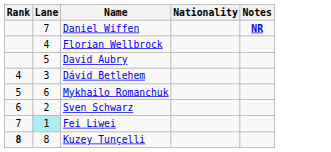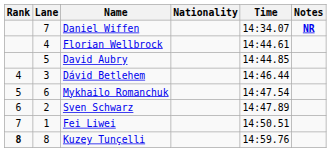+ column: (266, 12)
(47, 124) paleturquoise background -> (47, 124) no background
